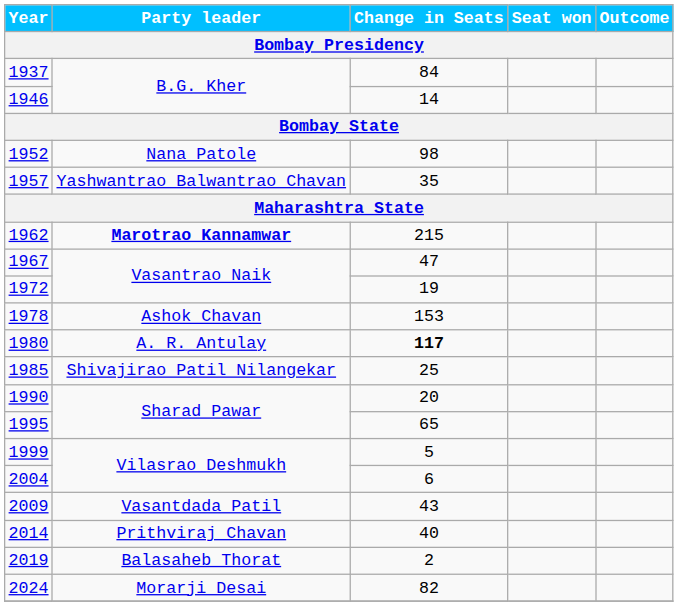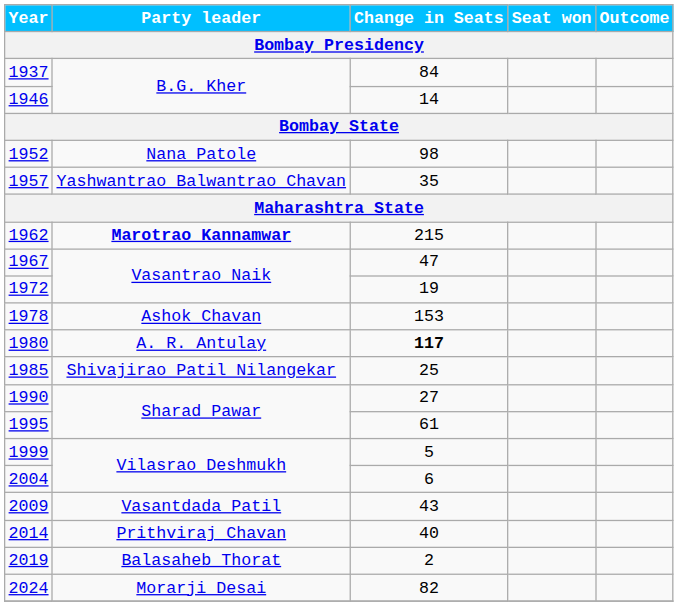(429, 398) 20 -> (429, 398) 27
(429, 425) 65 -> (429, 425) 61
